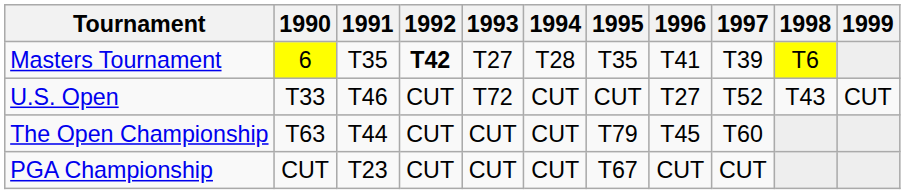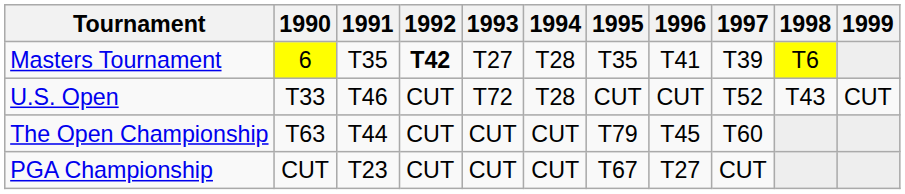(555, 97) CUT -> (555, 97) T28
(680, 97) T27 -> (680, 97) CUT
(680, 171) CUT -> (680, 171) T27
